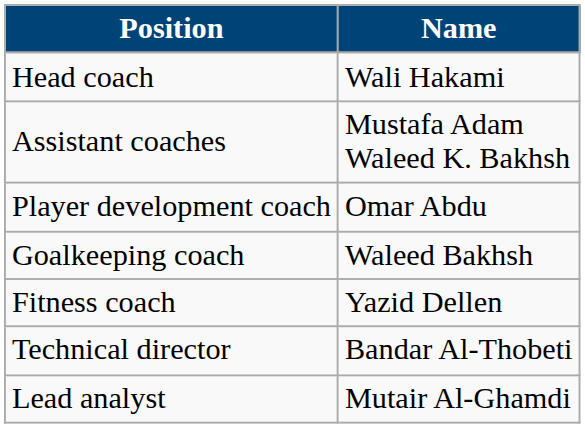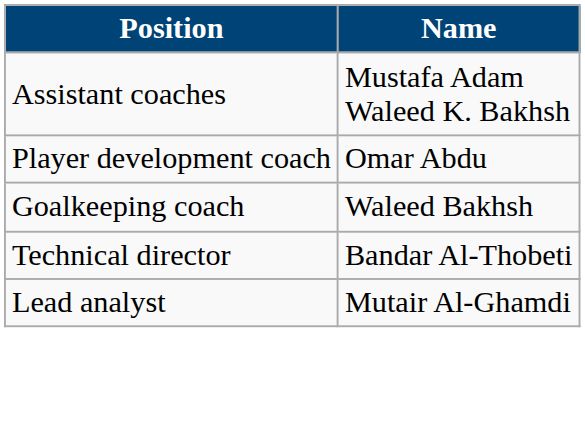- row: (83, 76)
- row: (94, 302)
